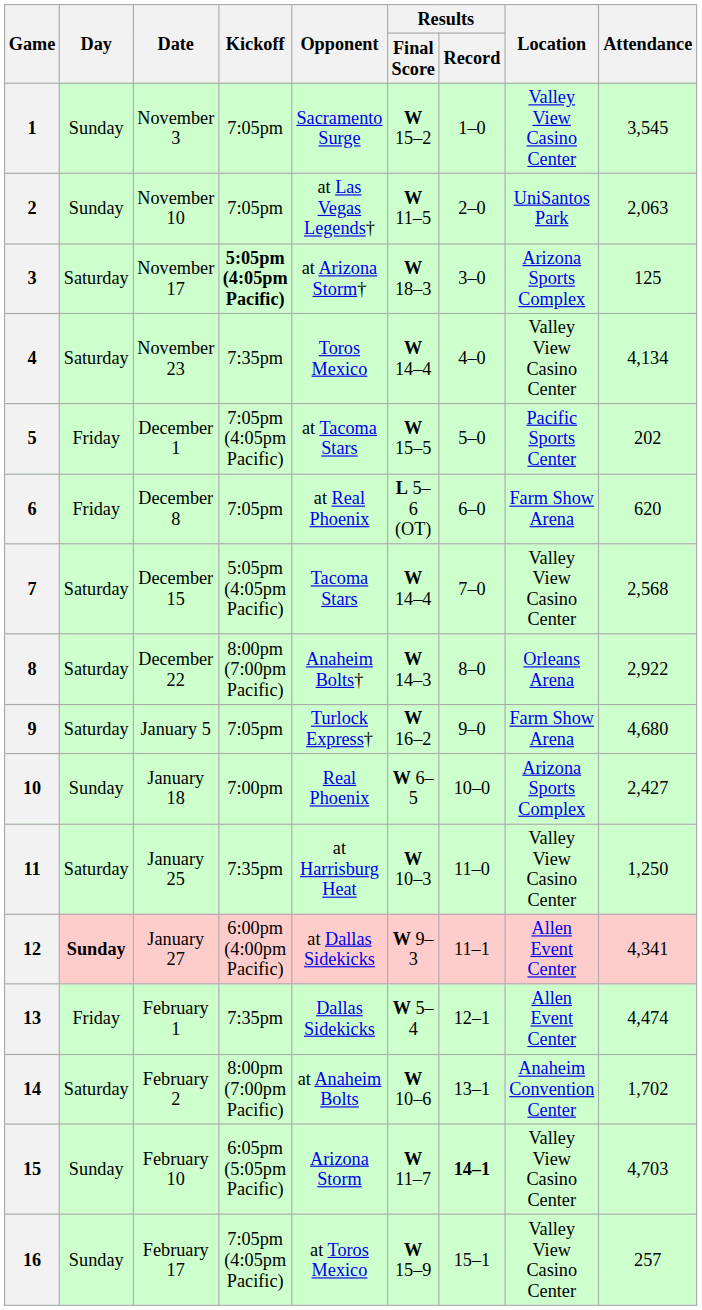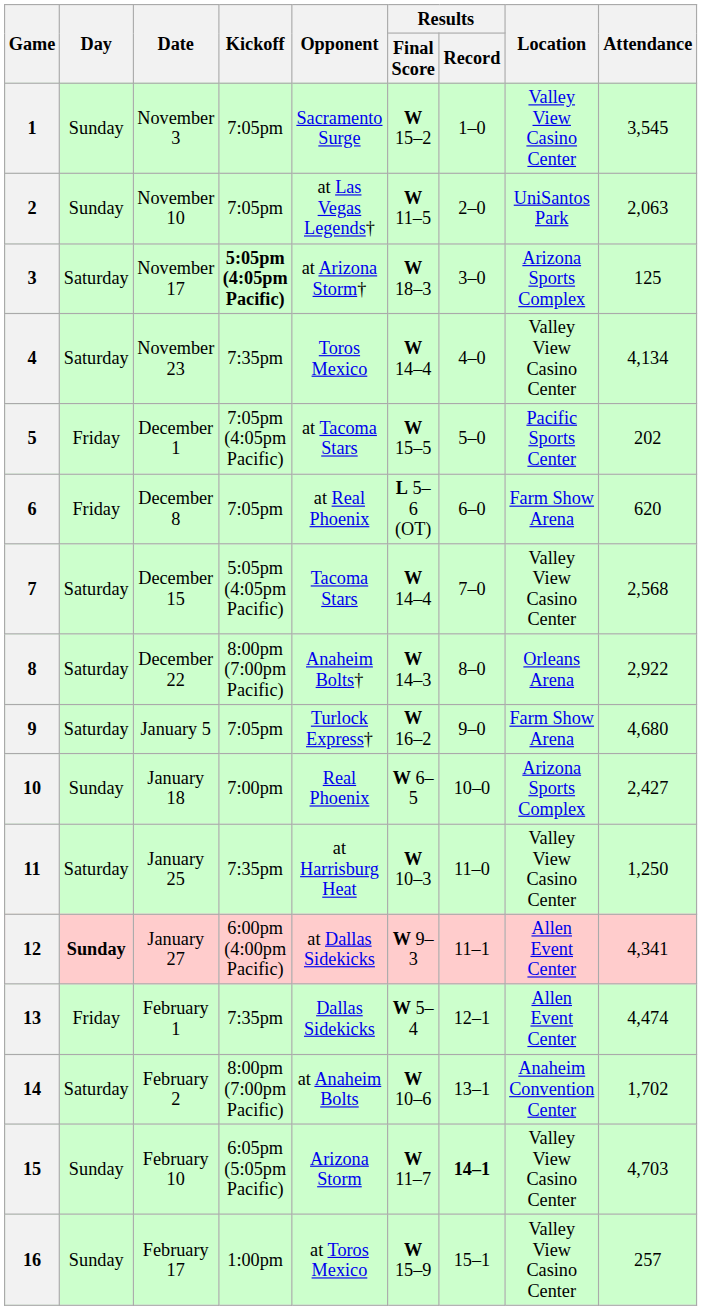(255, 1259) 7:05pm (4:05pm Pacific) -> (255, 1259) 1:00pm
